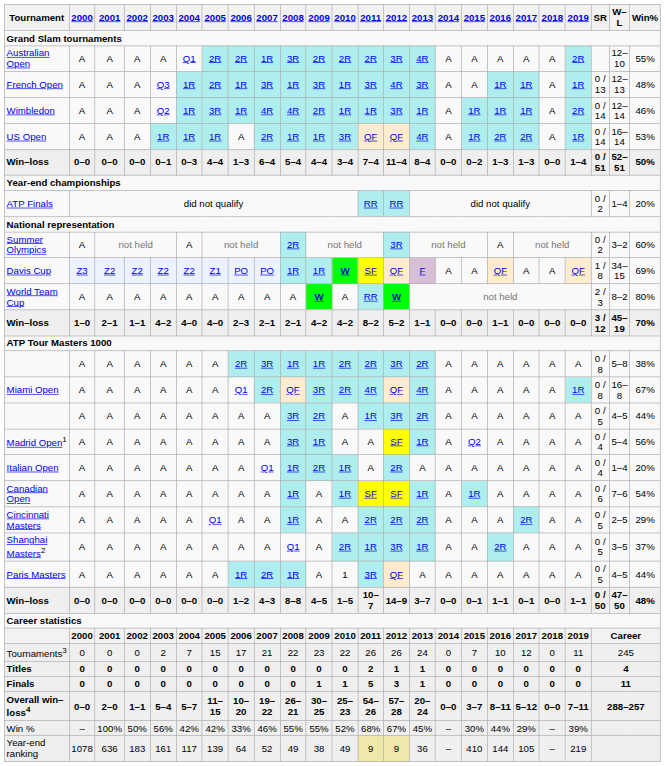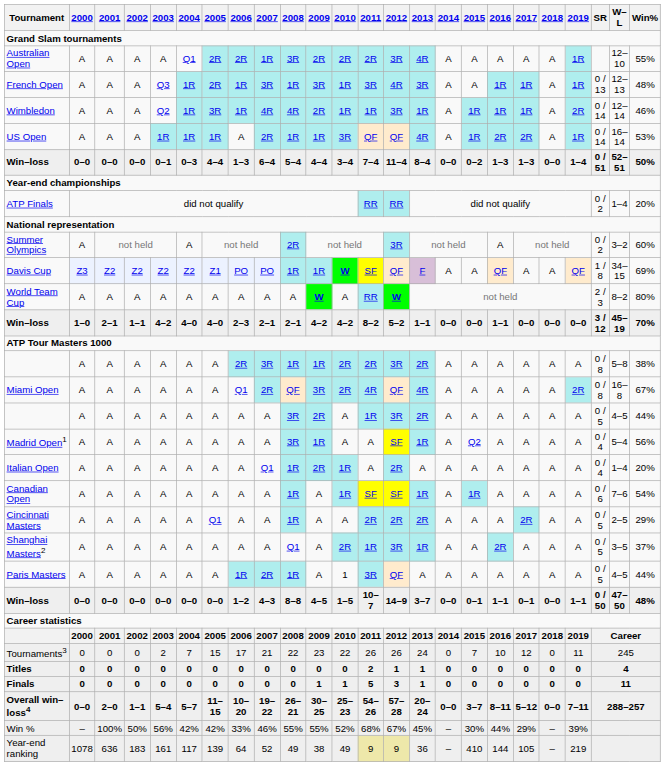(578, 59) 2R -> (578, 59) 1R
(578, 390) 1R -> (578, 390) 2R
